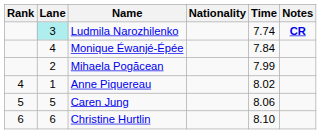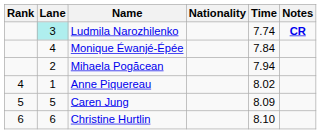(264, 66) 7.99 -> (264, 66) 7.94
(264, 102) 8.06 -> (264, 102) 8.09
